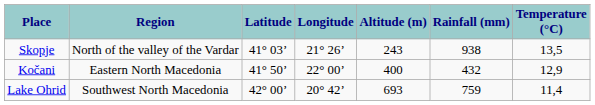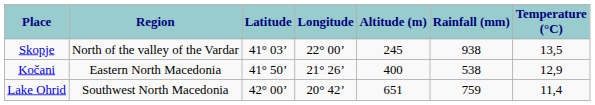(326, 49) 21° 26’ -> (326, 49) 22° 00’
(393, 49) 243 -> (393, 49) 245
(326, 69) 22° 00’ -> (326, 69) 21° 26’
(471, 69) 432 -> (471, 69) 538
(393, 89) 693 -> (393, 89) 651
